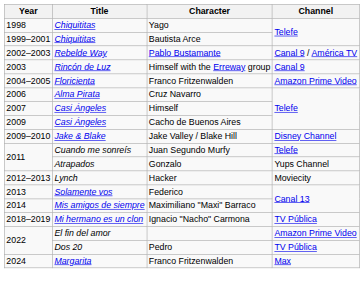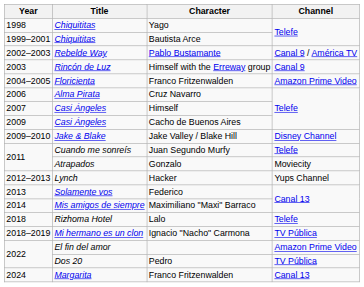(302, 164) Yups Channel -> (293, 164) Moviecity
(293, 178) Moviecity -> (302, 178) Yups Channel
+ row: (16, 220)
(283, 261) Max -> (292, 275) Canal 13
